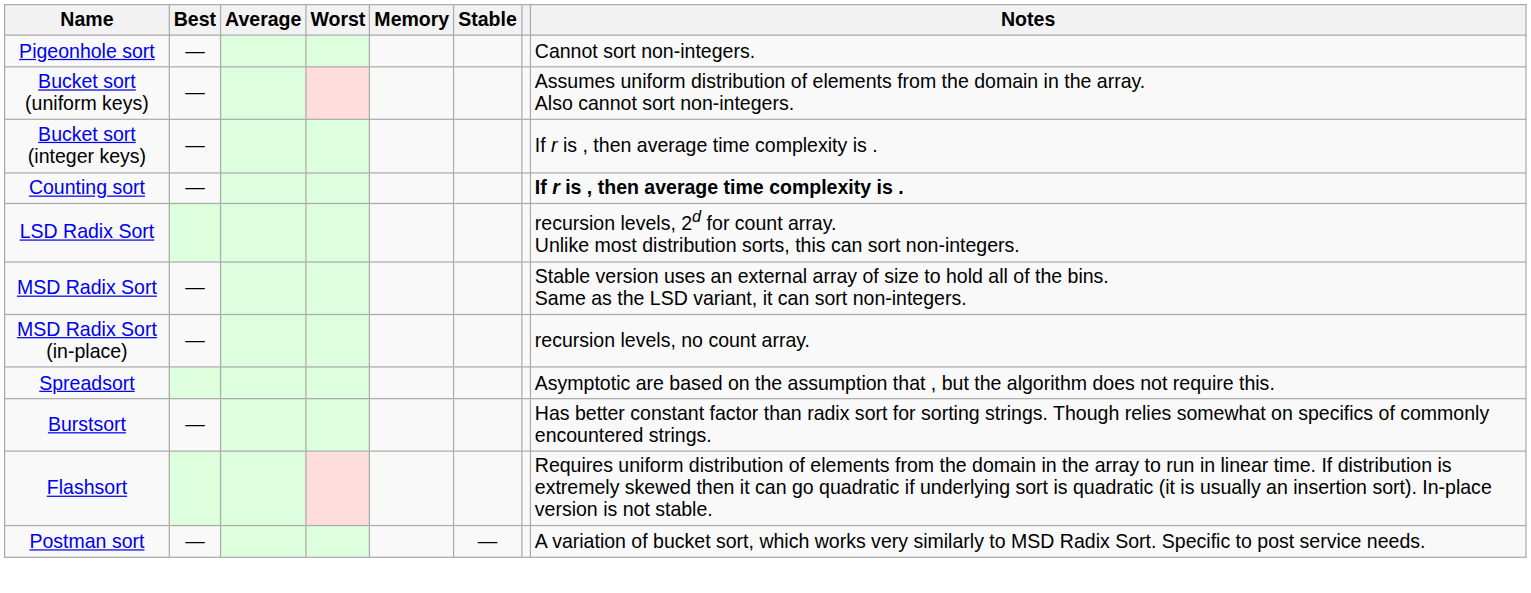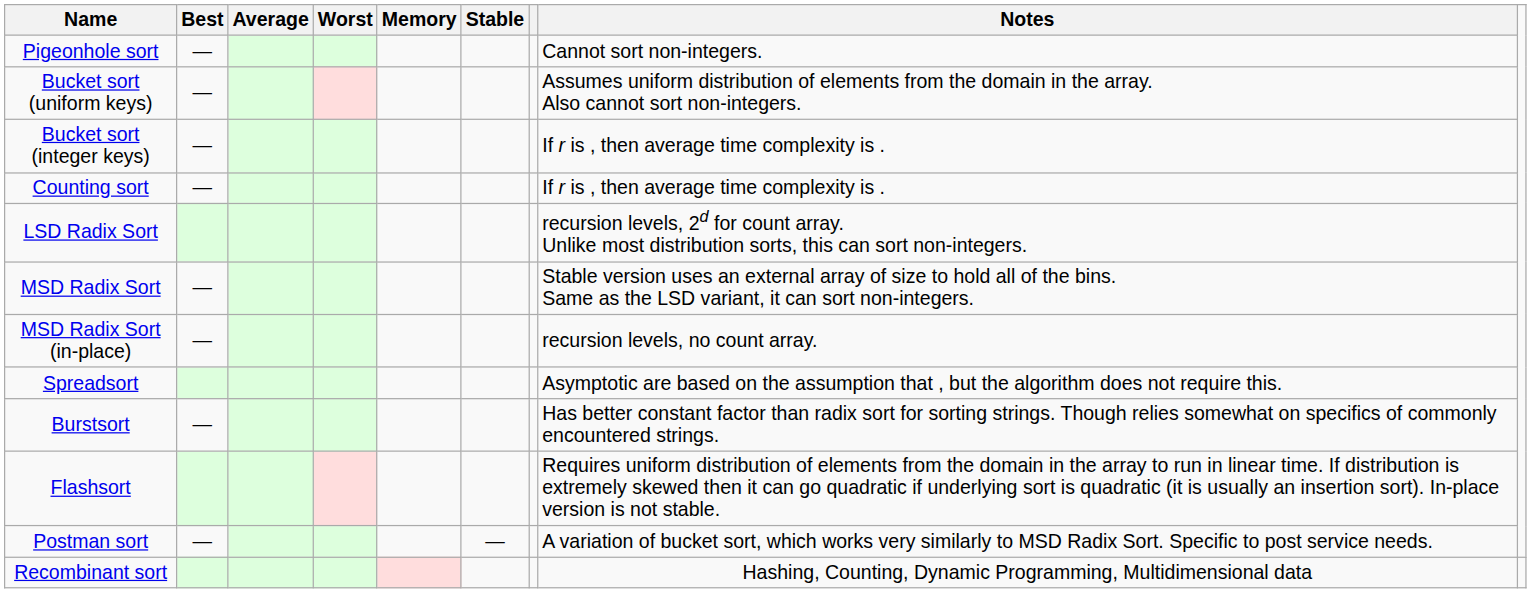(719, 187) bold -> (714, 187) normal
+ row: (91, 572)
